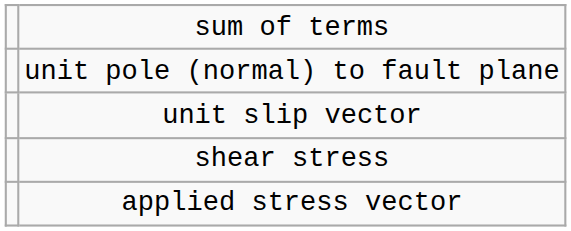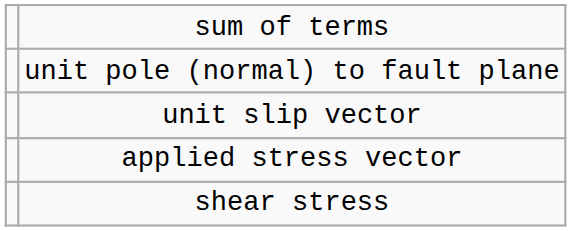rows swapped: (292, 203) <-> (292, 159)
